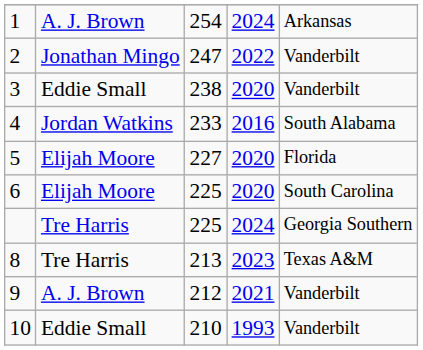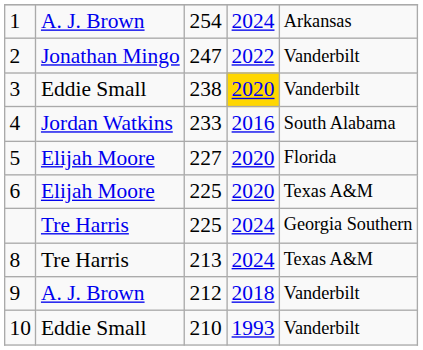(253, 89) no background -> (253, 89) gold background
(339, 191) South Carolina -> (328, 191) Texas A&M
(253, 259) 2023 -> (253, 259) 2024
(253, 293) 2021 -> (253, 293) 2018
